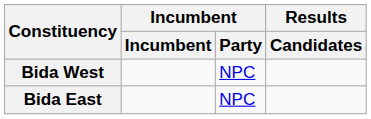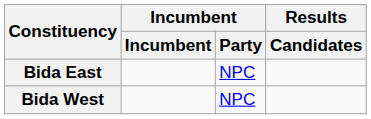rows swapped: (63, 99) <-> (63, 72)
